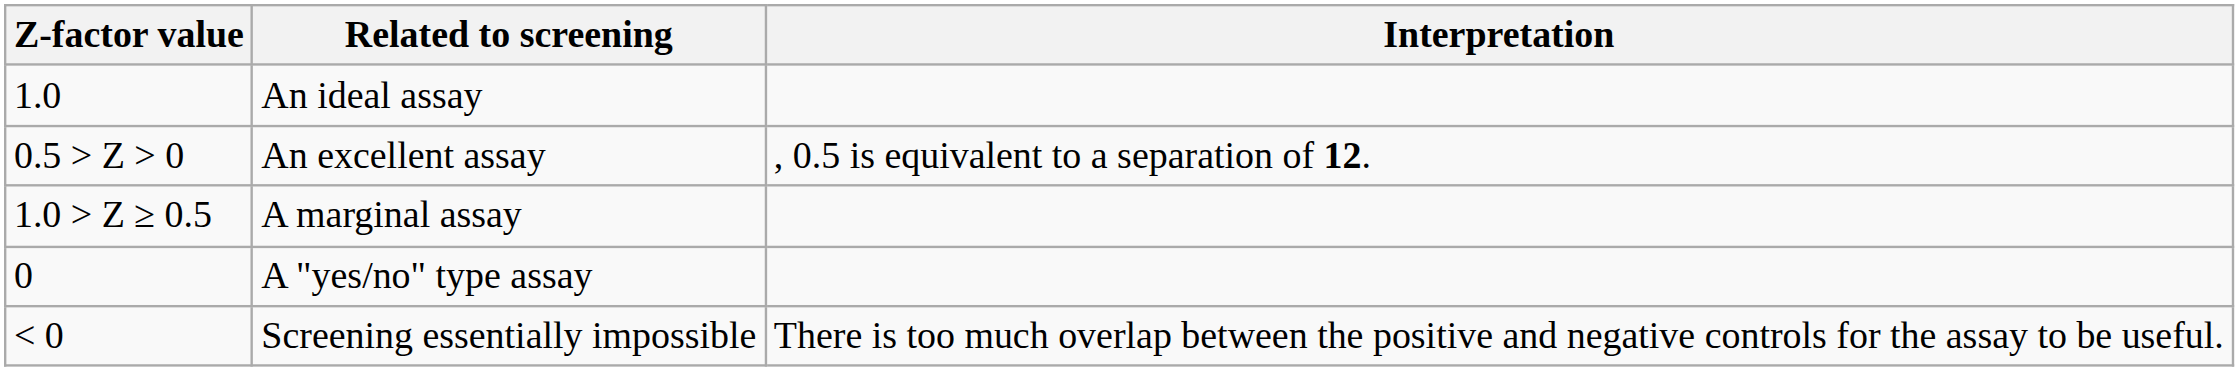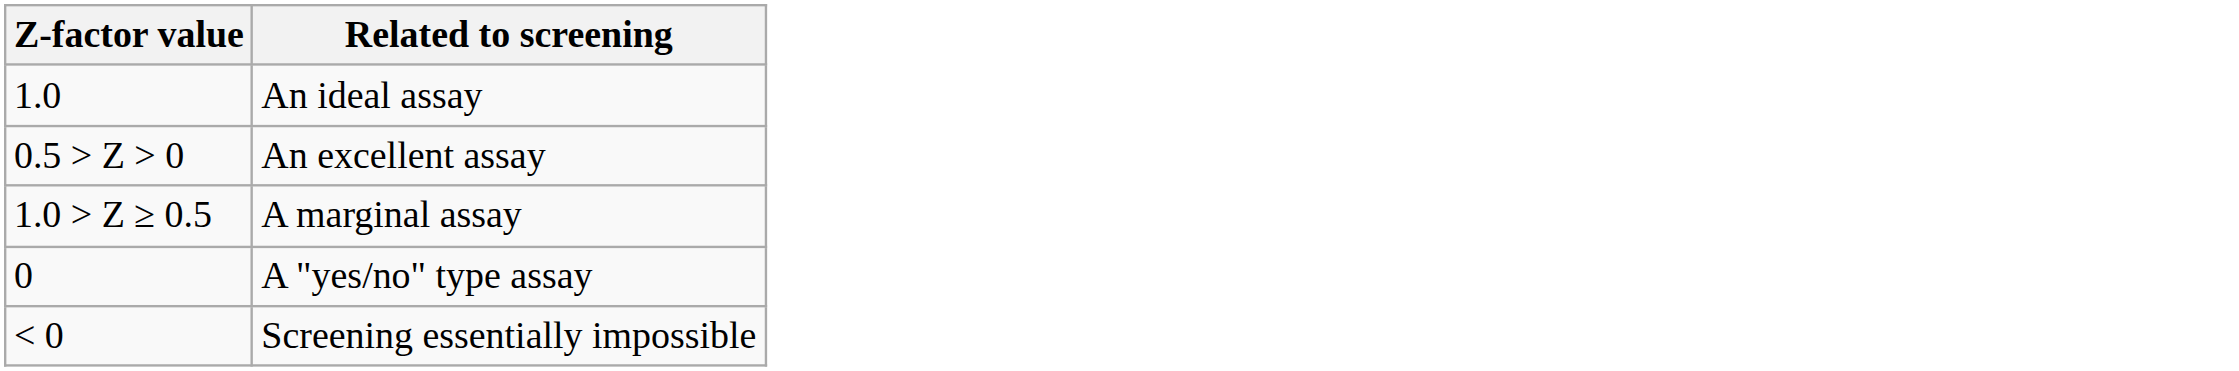- column: (1499, 34)
